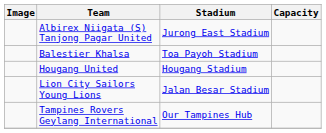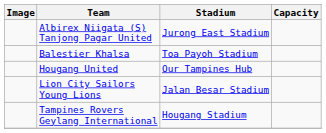(204, 69) Hougang Stadium -> (207, 69) Our Tampines Hub
(207, 115) Our Tampines Hub -> (204, 115) Hougang Stadium
